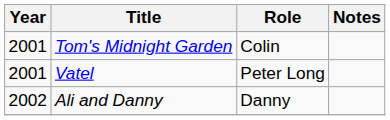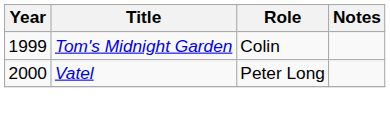(28, 45) 2001 -> (28, 45) 1999
(28, 73) 2001 -> (28, 73) 2000
- row: (109, 100)
